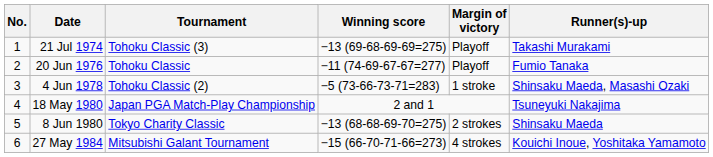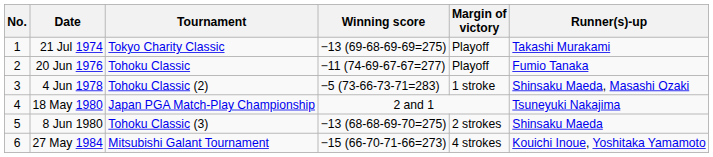(158, 47) Tohoku Classic (3) -> (166, 47) Tokyo Charity Classic
(166, 124) Tokyo Charity Classic -> (158, 124) Tohoku Classic (3)
